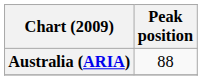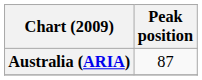(165, 61) 88 -> (165, 61) 87
